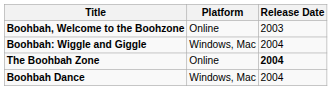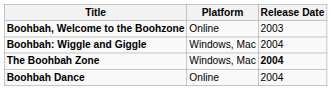(204, 61) Online -> (223, 61) Windows, Mac
(223, 77) Windows, Mac -> (204, 77) Online
